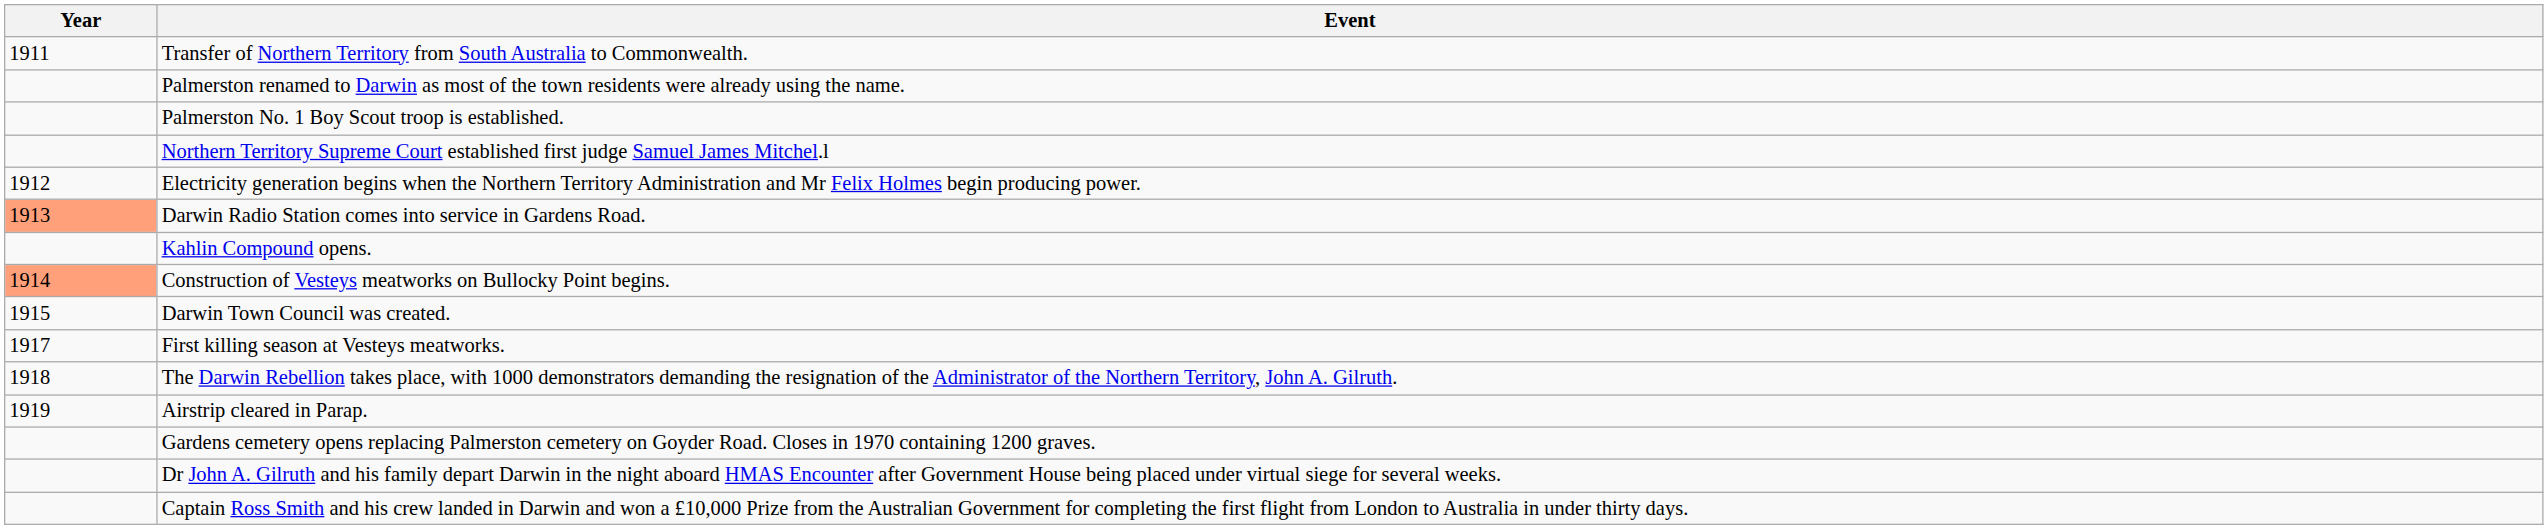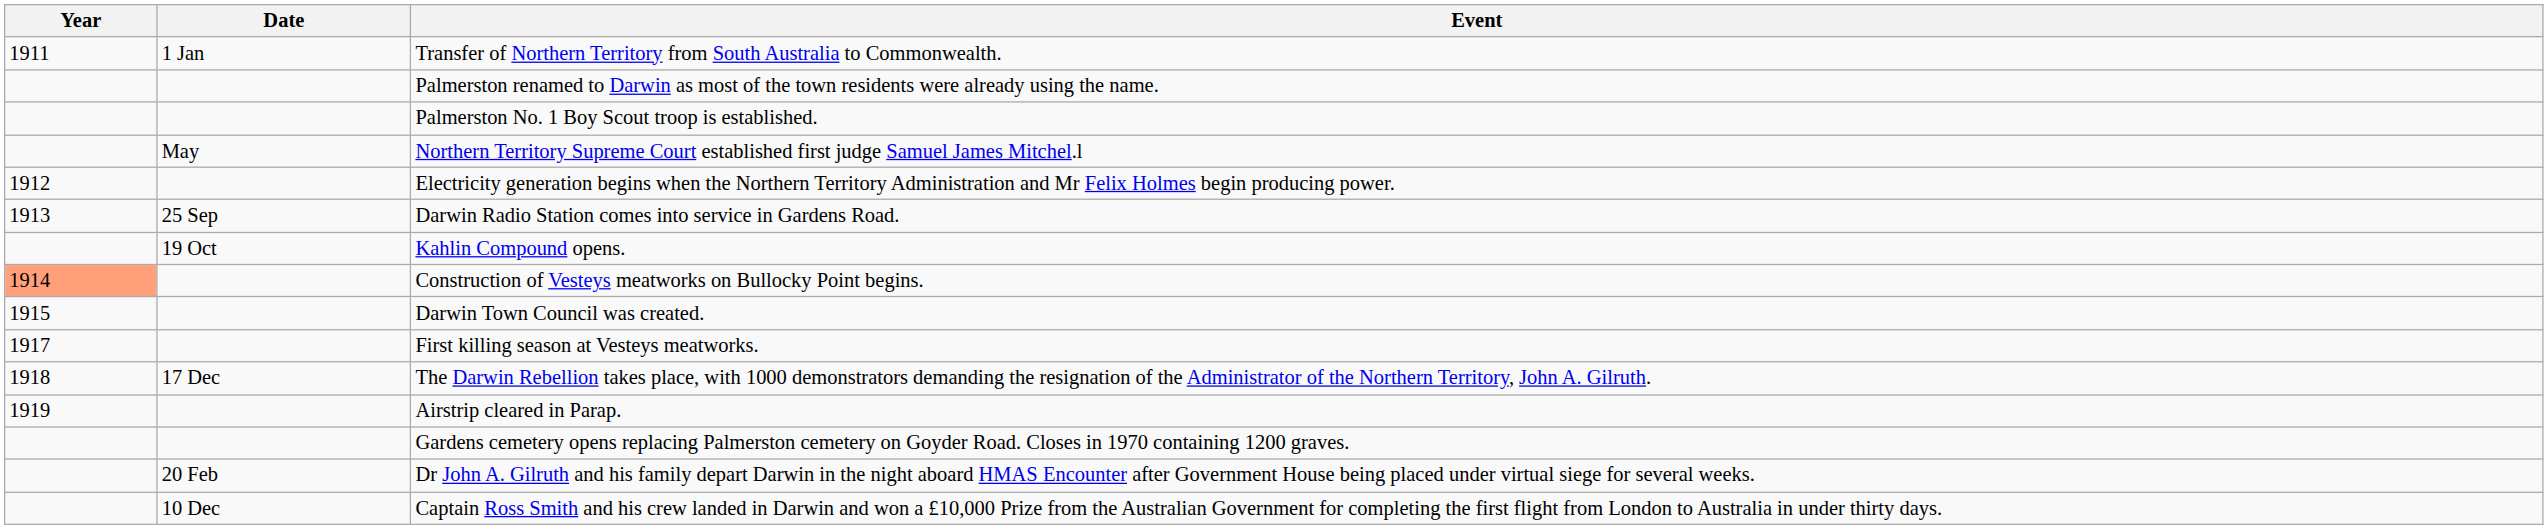+ column: (284, 20)
(30, 215) lightsalmon background -> (30, 215) no background
